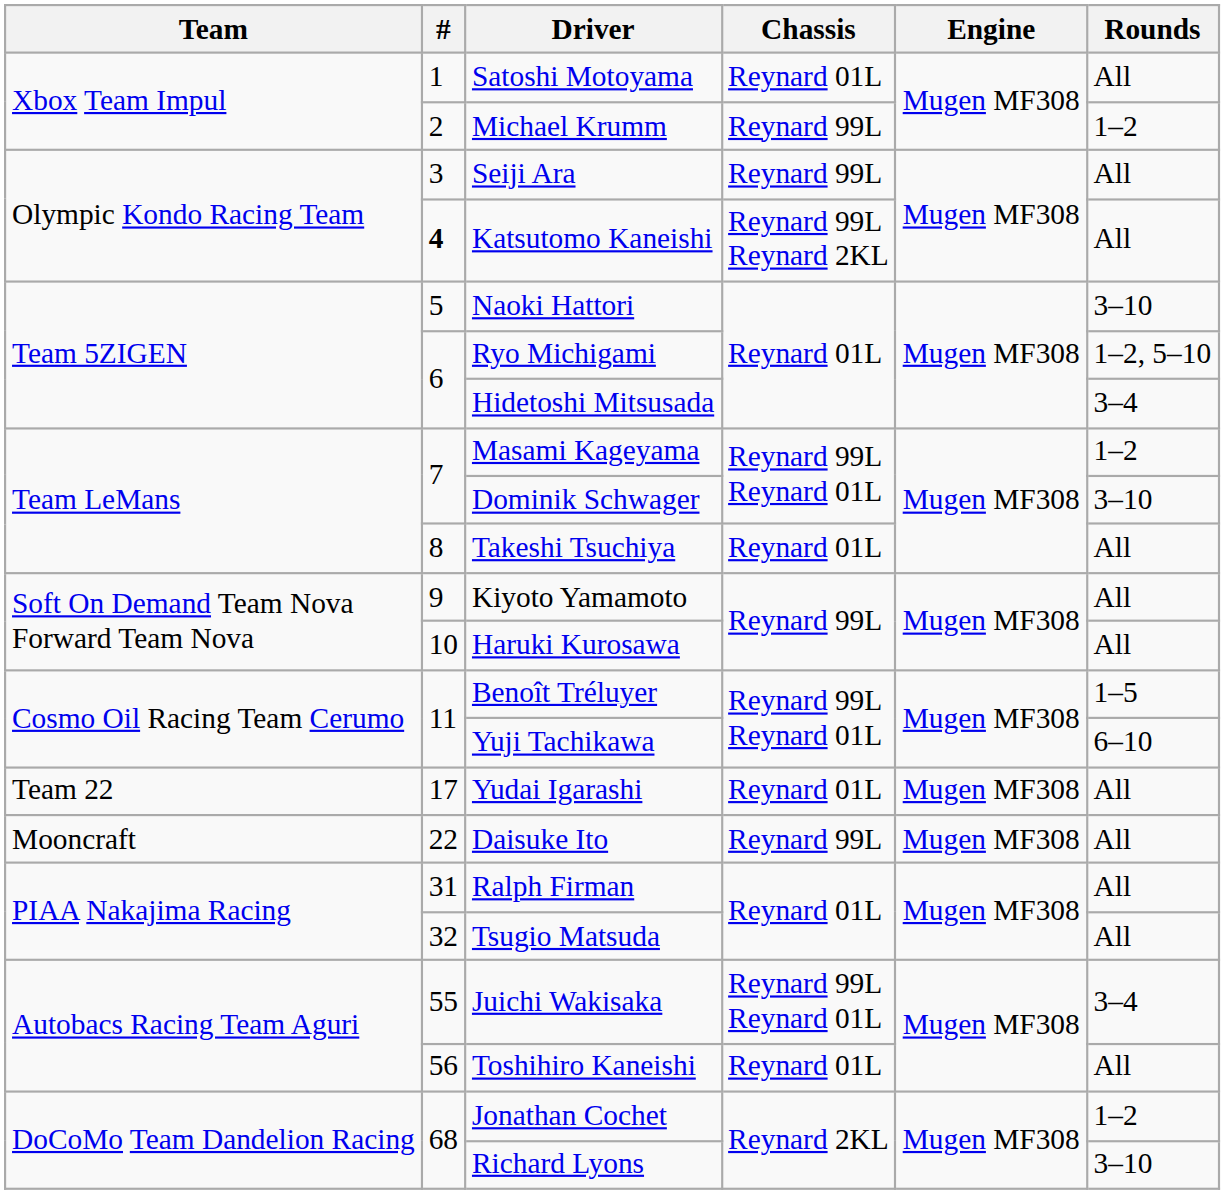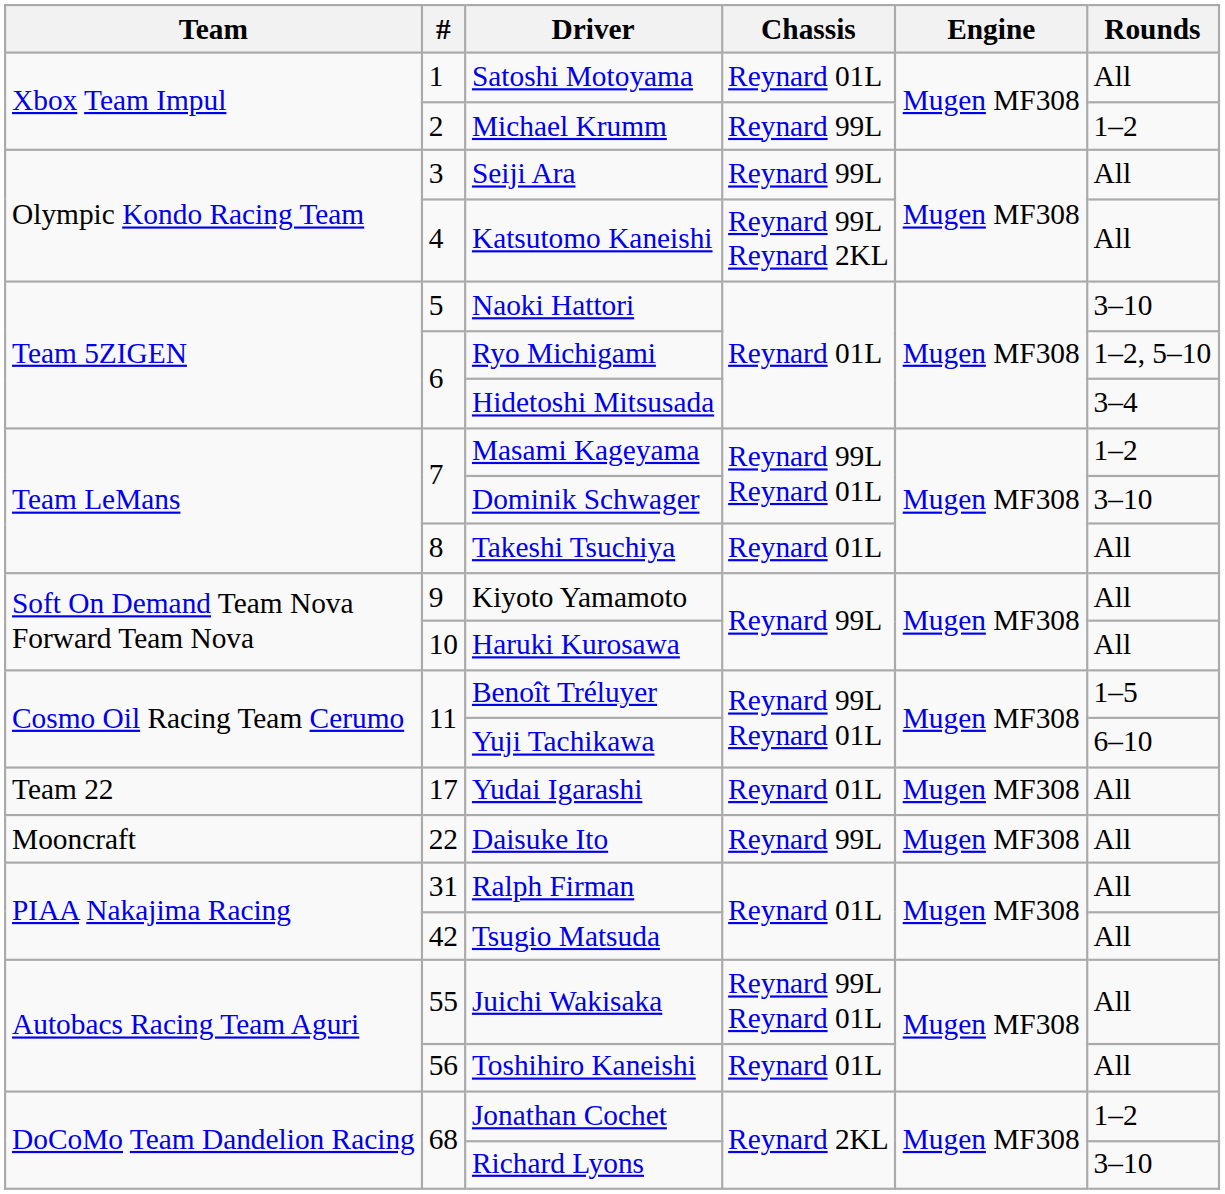(436, 239) bold -> (436, 239) normal
(443, 935) 32 -> (443, 935) 42
(1116, 1001) 3–4 -> (1112, 1001) All
